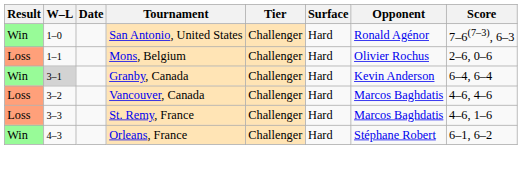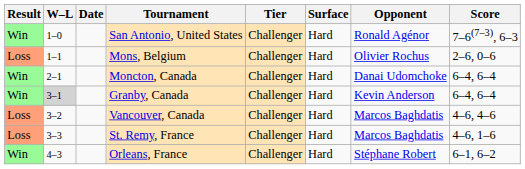+ row: (153, 76)
